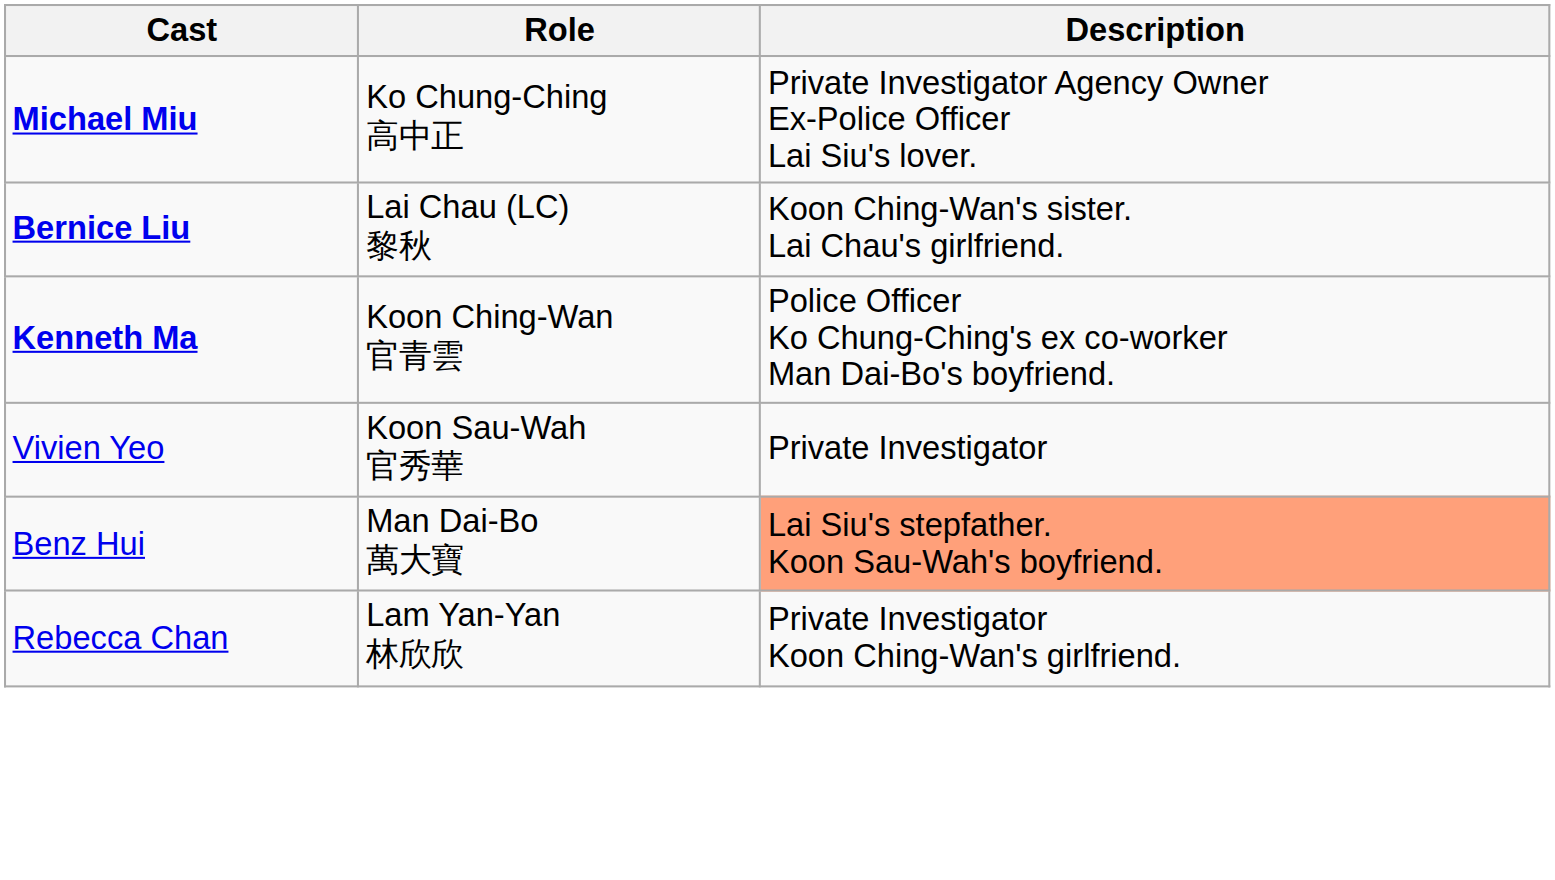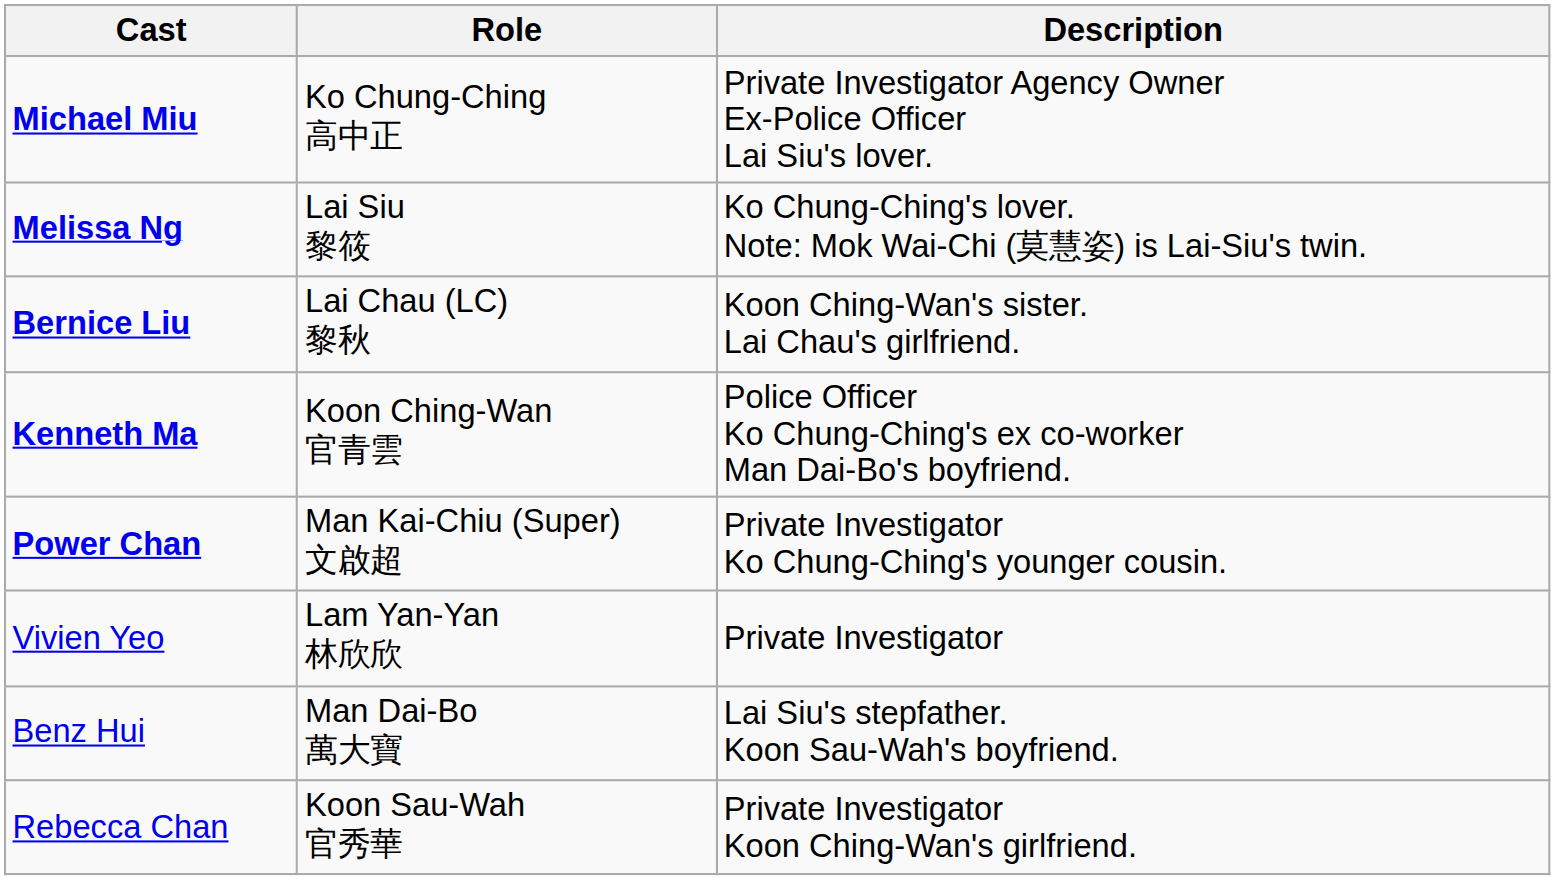+ row: (98, 228)
+ row: (107, 543)
(476, 446) Koon Sau-Wah 官秀華 -> (402, 635) Lam Yan-Yan 林欣欣
(965, 543) lightsalmon background -> (921, 732) no background
(463, 635) Lam Yan-Yan 林欣欣 -> (415, 824) Koon Sau-Wah 官秀華
